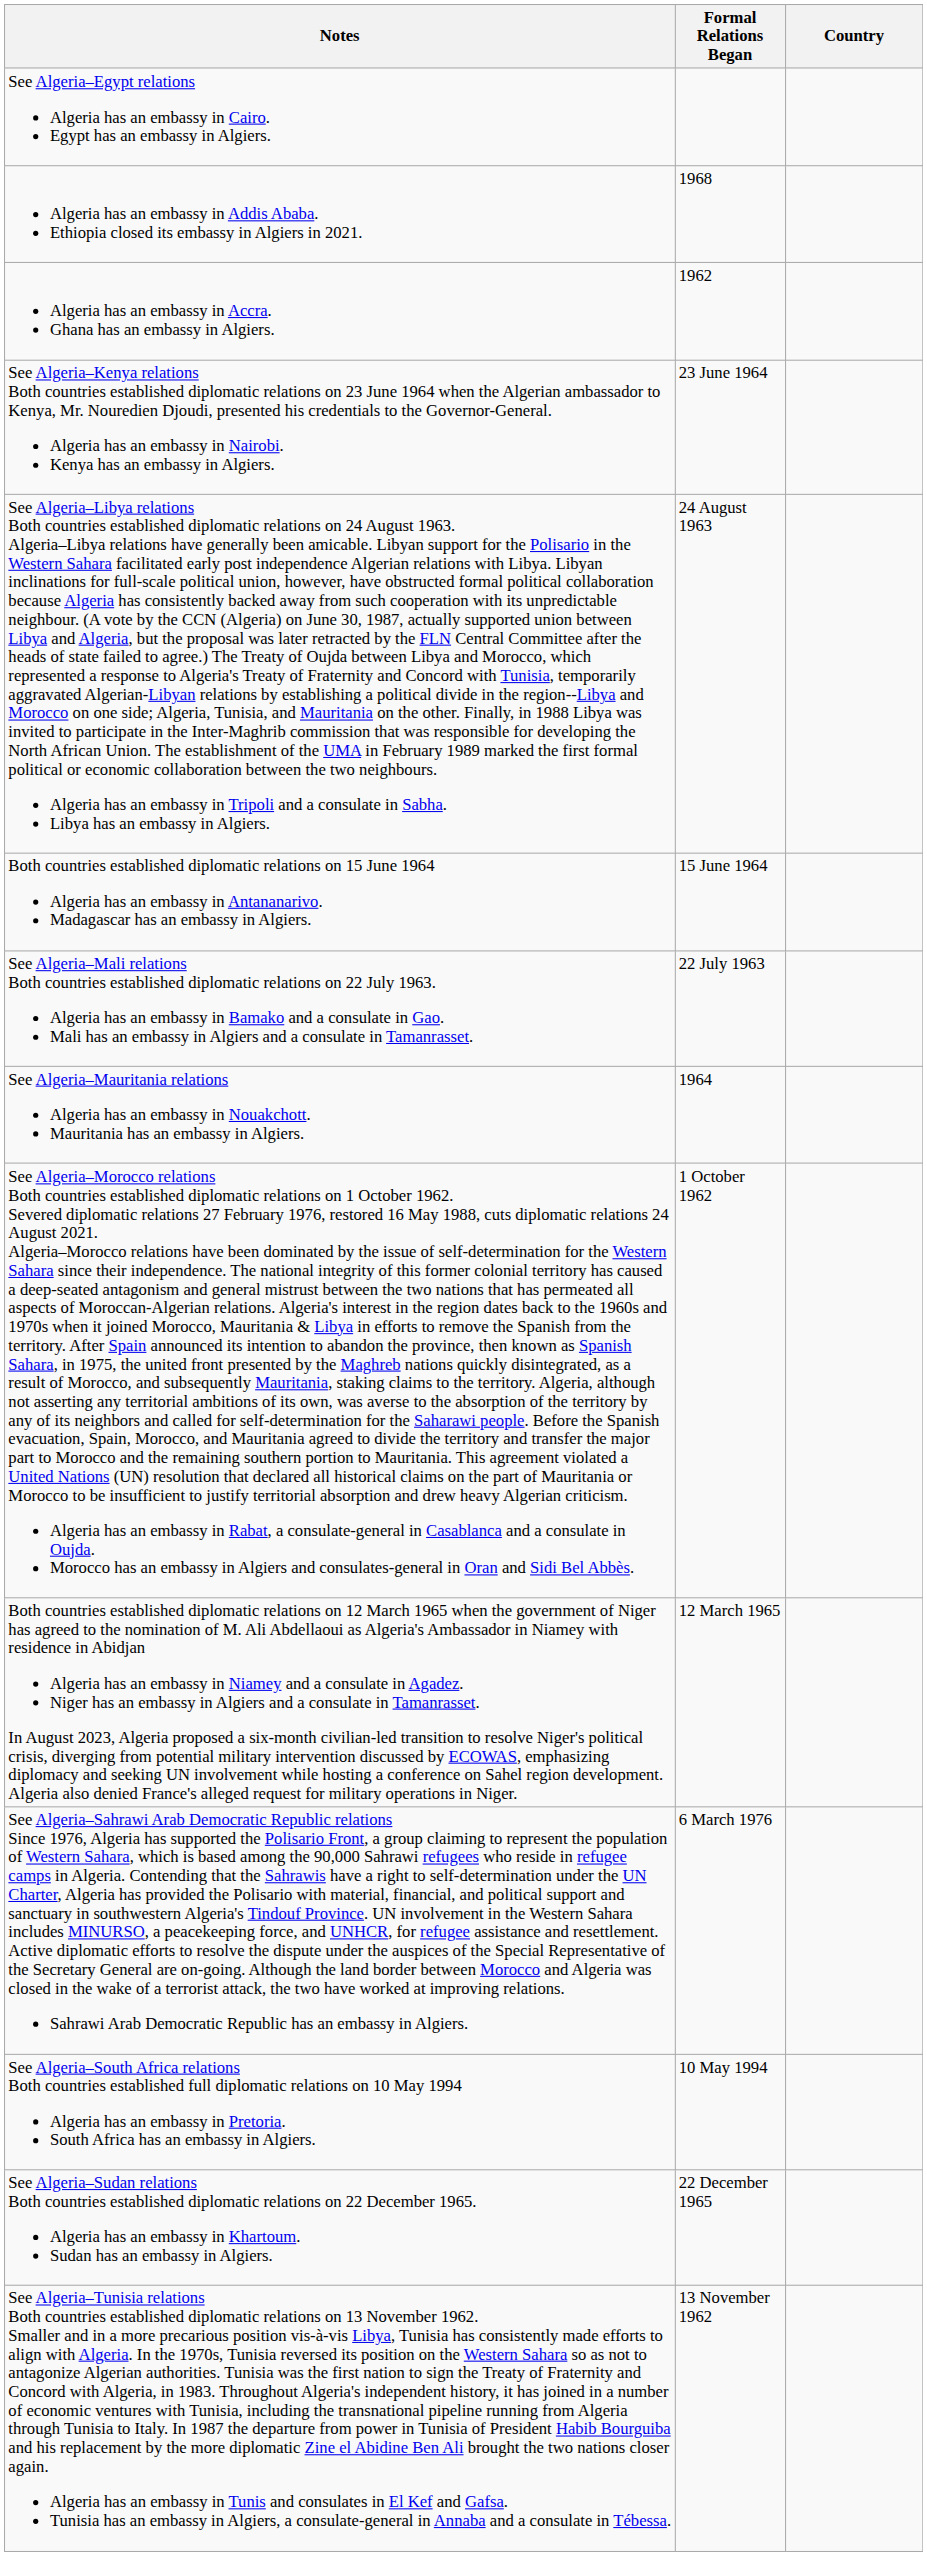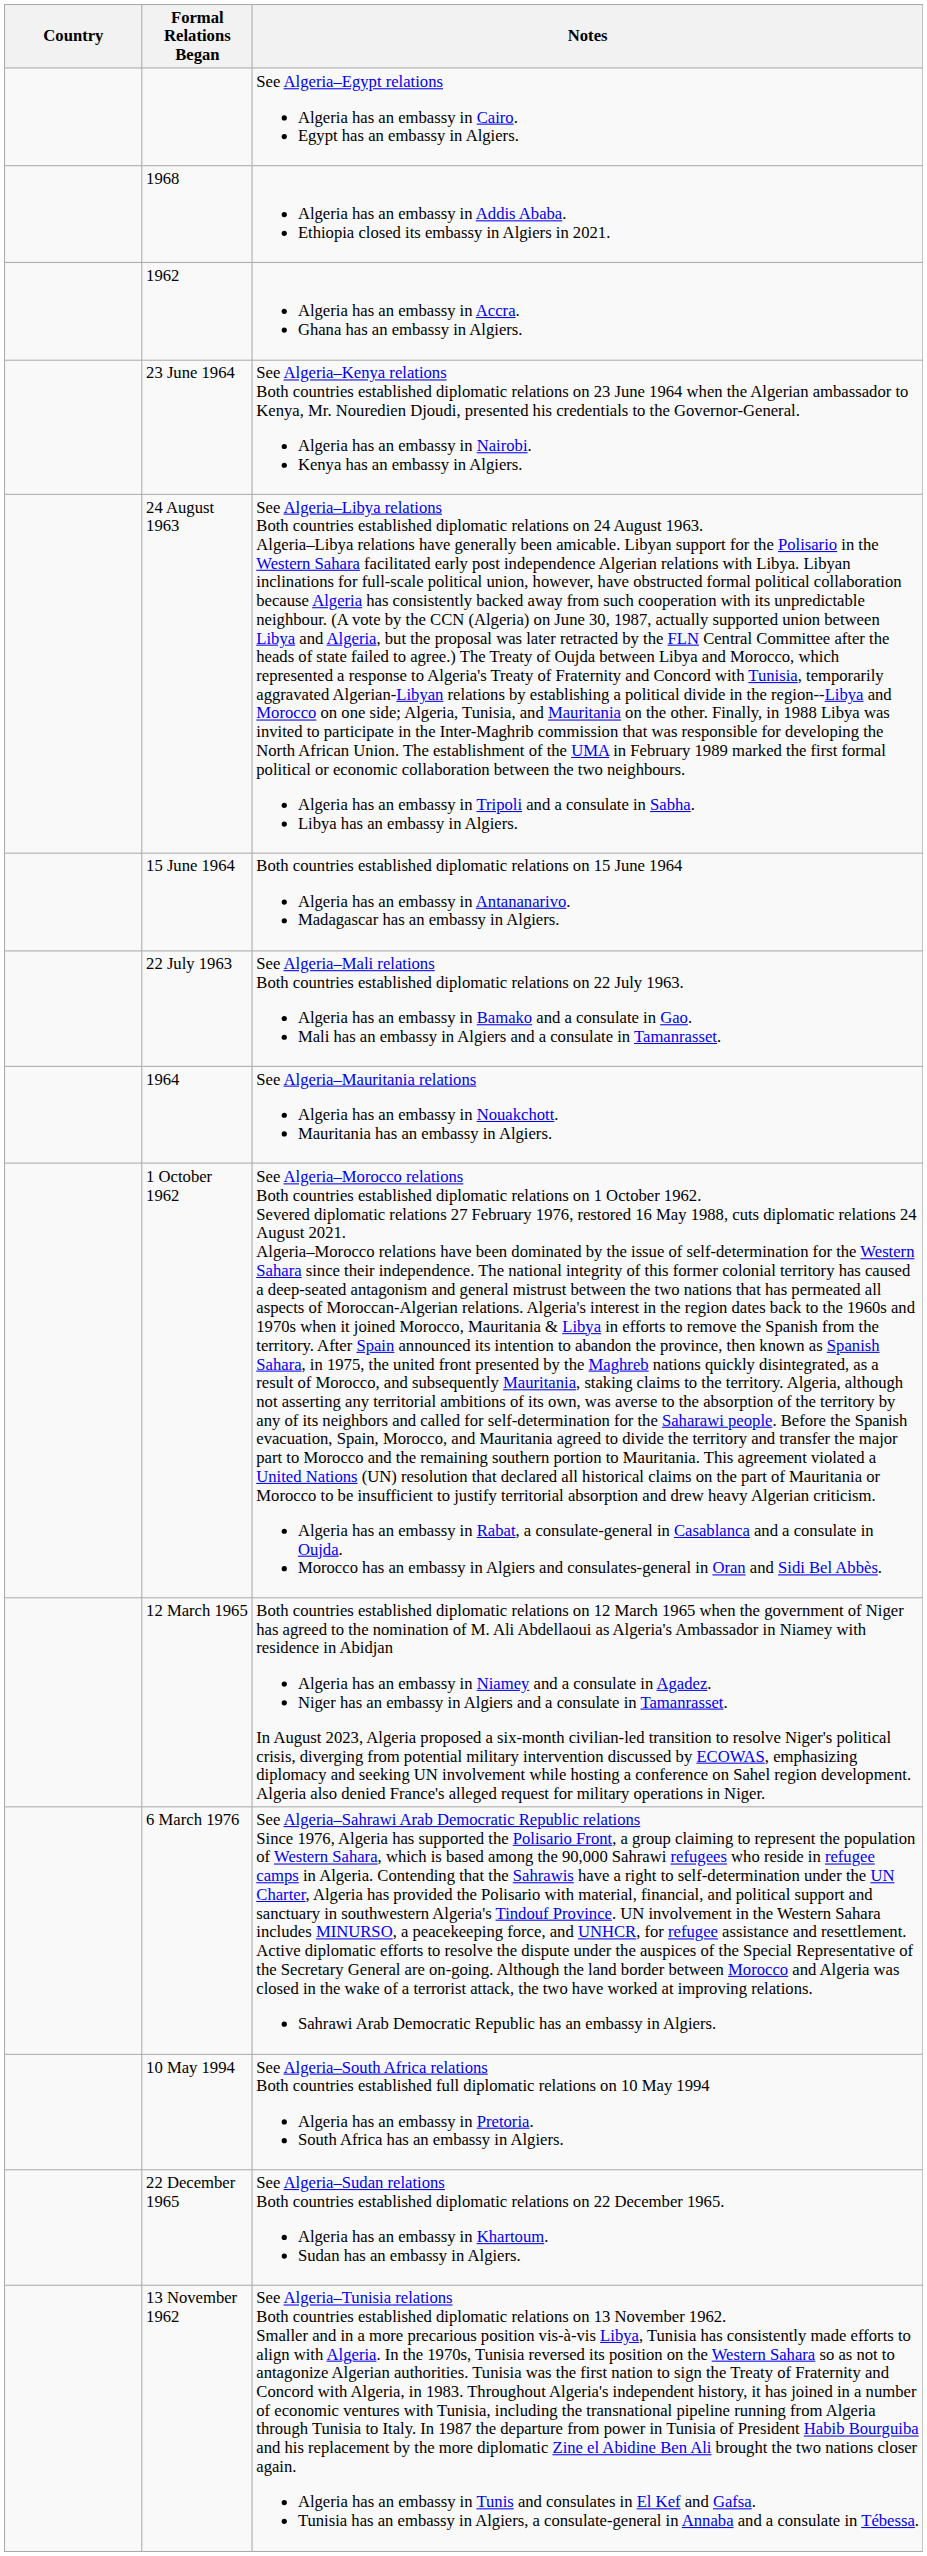columns swapped: (854, 36) <-> (340, 36)
